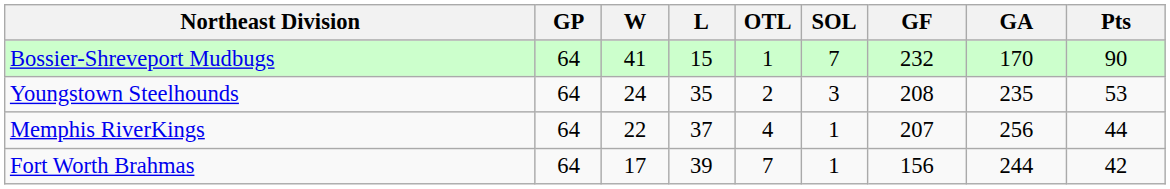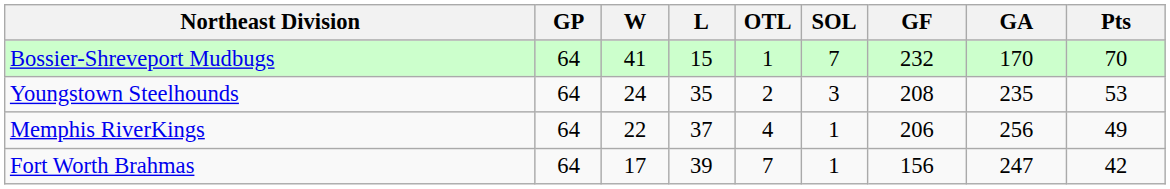(1116, 58) 90 -> (1116, 58) 70
(917, 129) 207 -> (917, 129) 206
(1116, 129) 44 -> (1116, 129) 49
(1016, 165) 244 -> (1016, 165) 247
